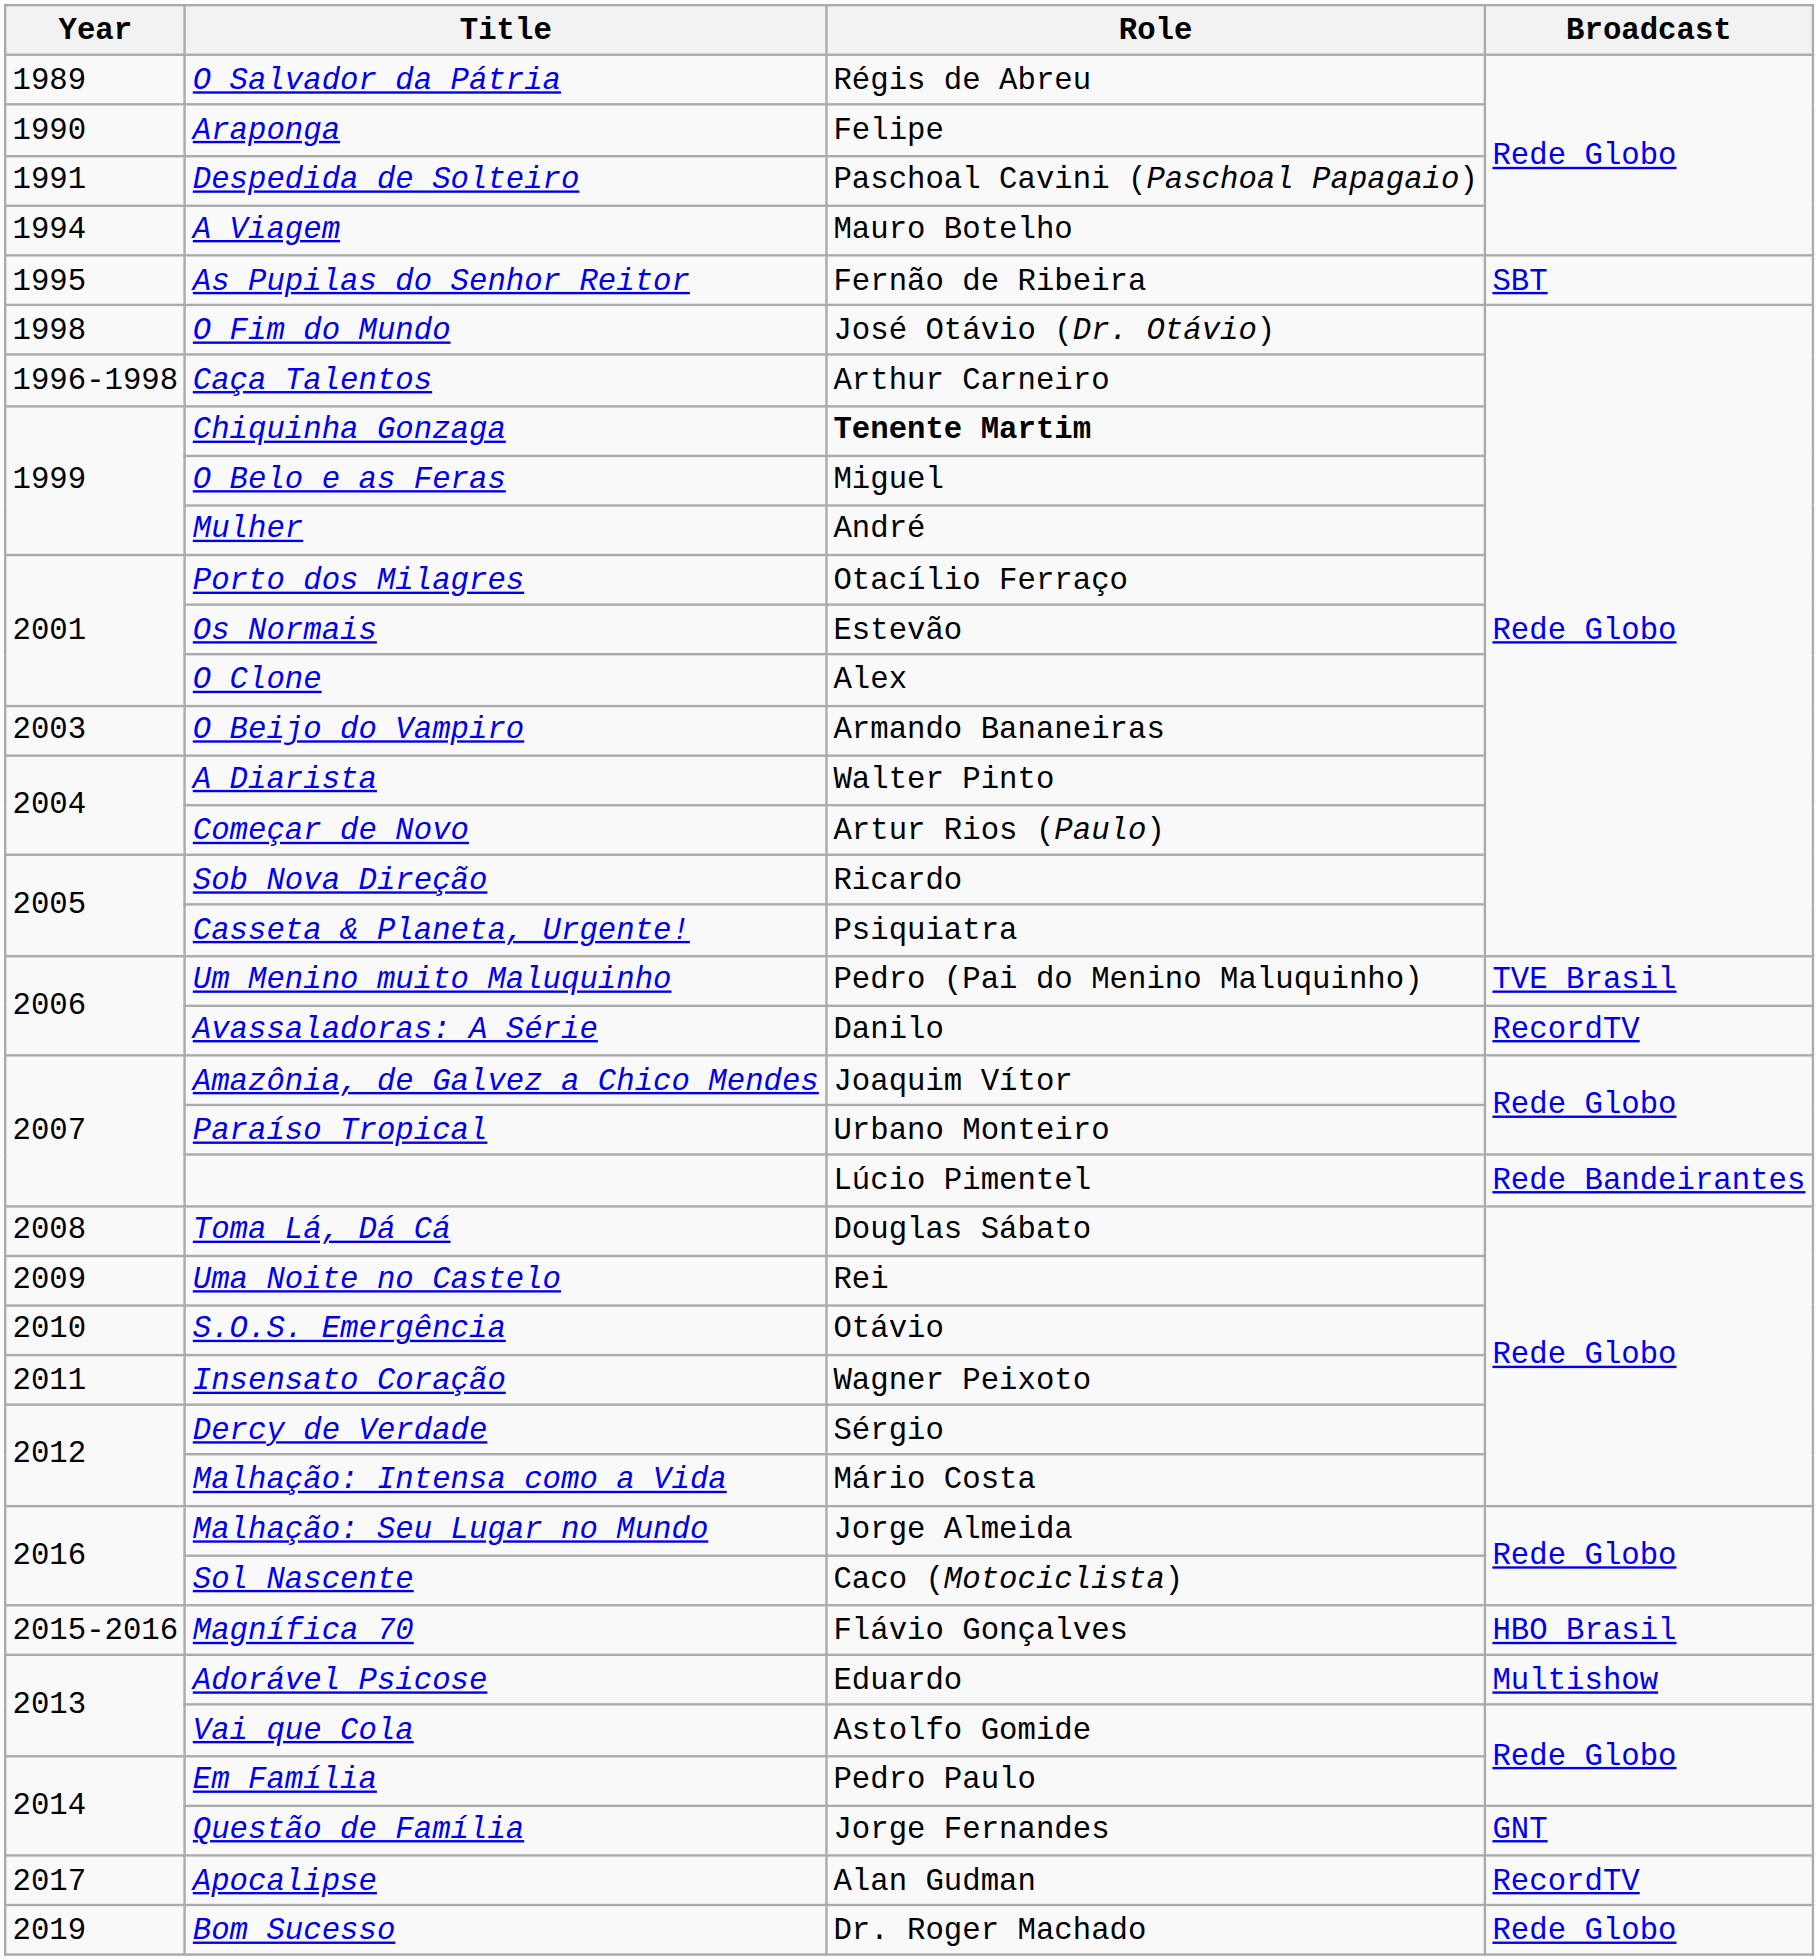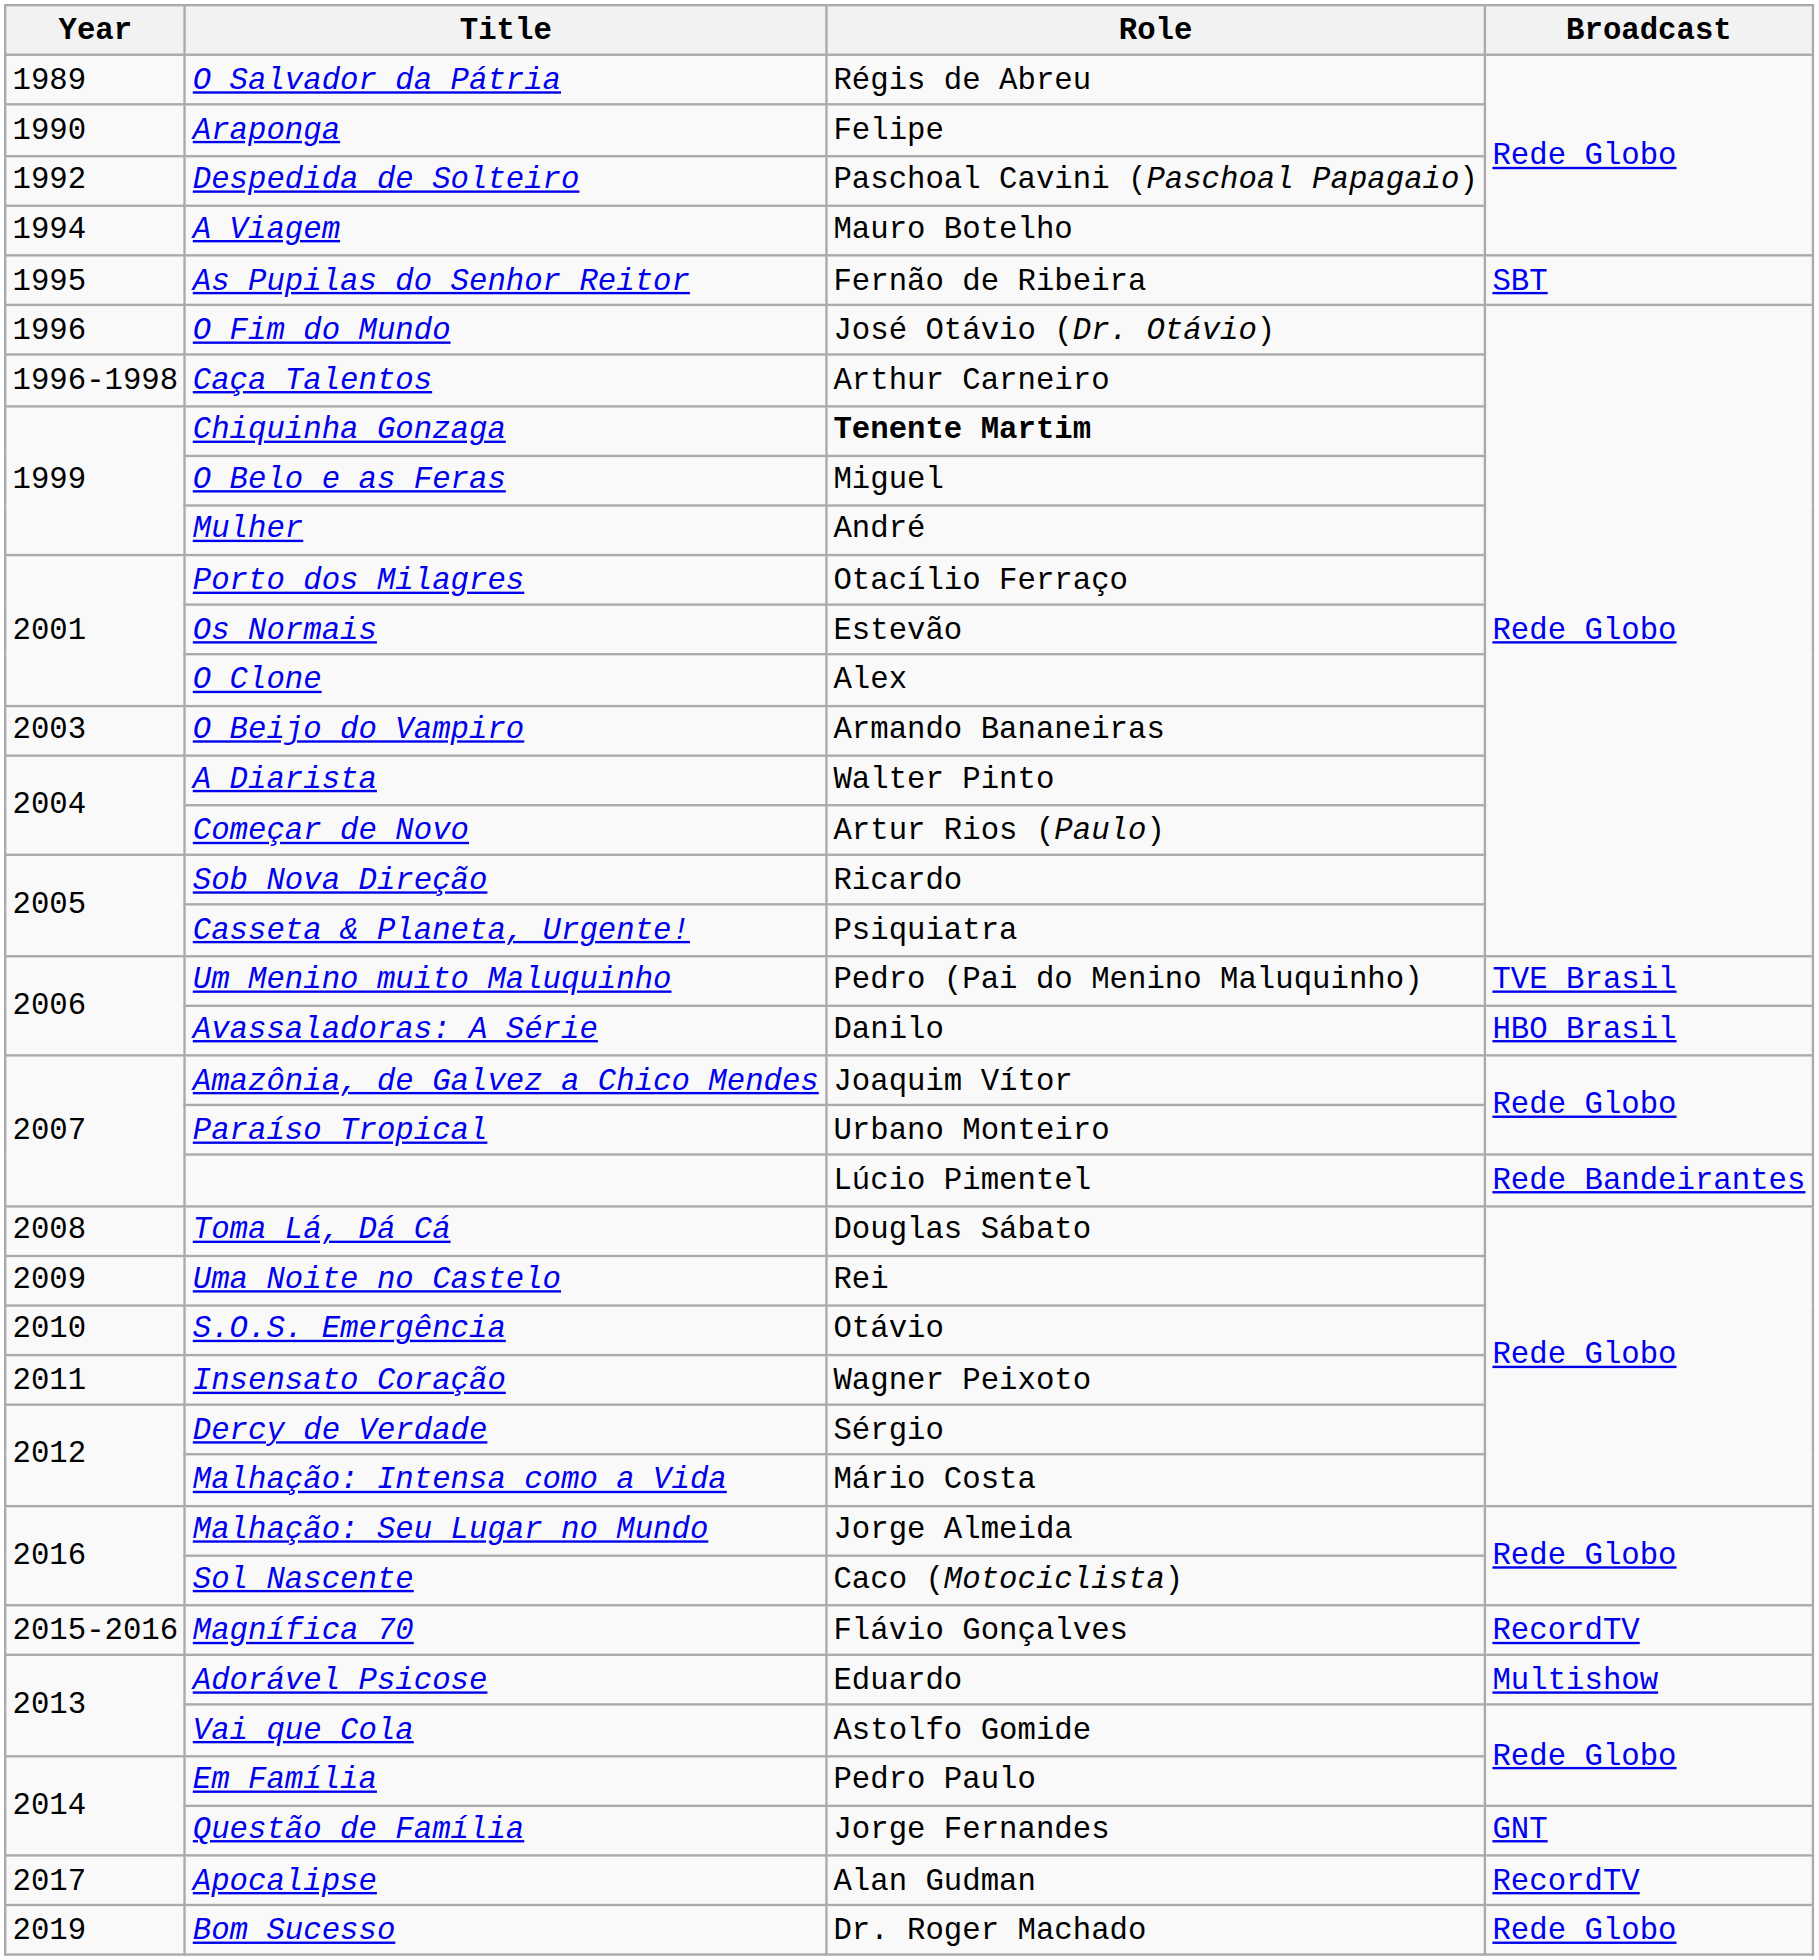(49, 180) 1991 -> (49, 180) 1992
(49, 330) 1998 -> (49, 330) 1996
(1566, 1030) RecordTV -> (1584, 1030) HBO Brasil
(1584, 1630) HBO Brasil -> (1566, 1630) RecordTV
